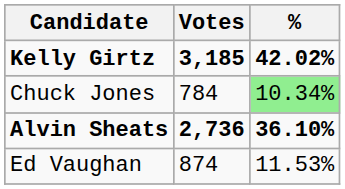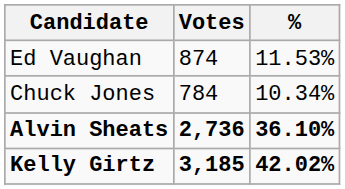rows swapped: (83, 59) <-> (76, 166)
(295, 94) lightgreen background -> (295, 94) no background
